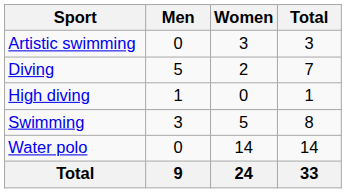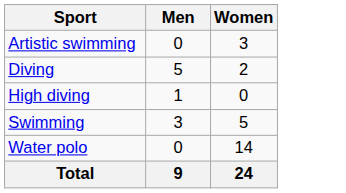- column: (309, 17)
